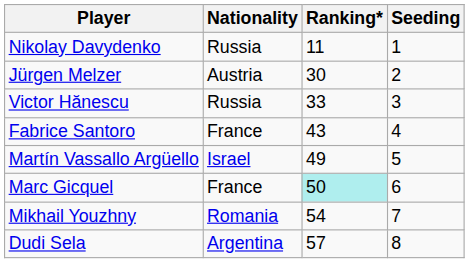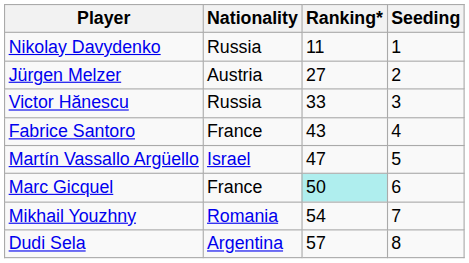(316, 74) 30 -> (316, 74) 27
(316, 159) 49 -> (316, 159) 47
